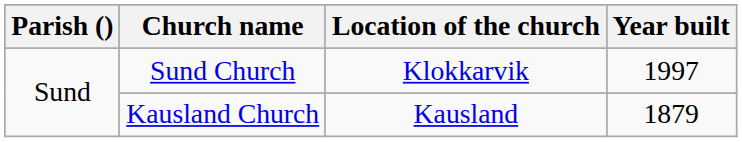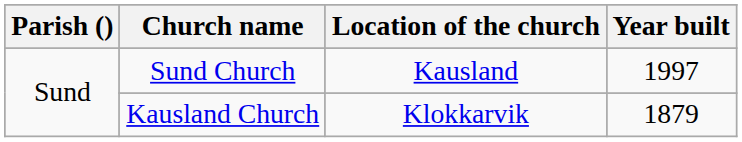(466, 70) Klokkarvik -> (466, 70) Kausland
(466, 114) Kausland -> (466, 114) Klokkarvik
